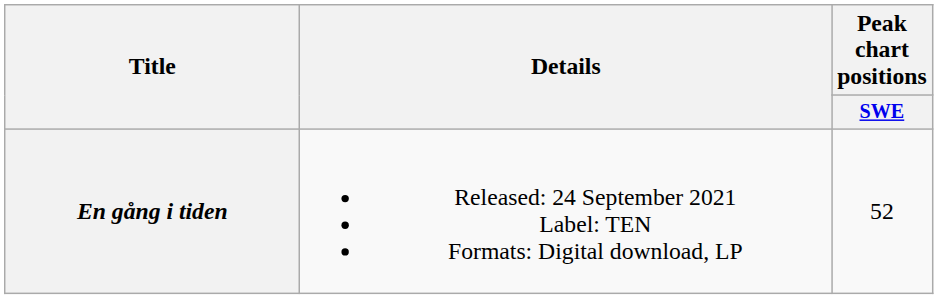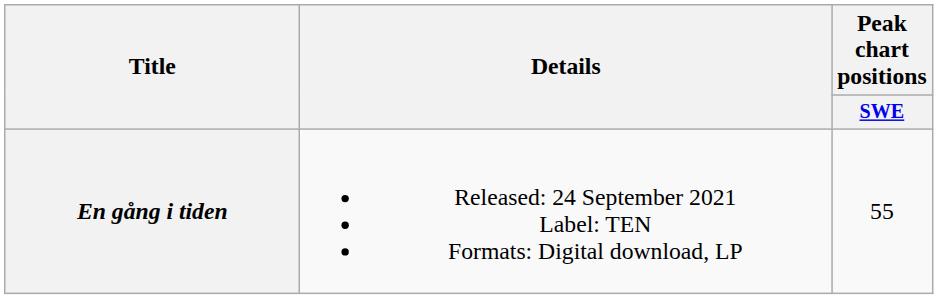(882, 210) 52 -> (882, 210) 55
